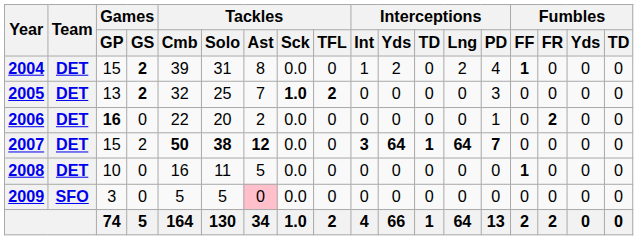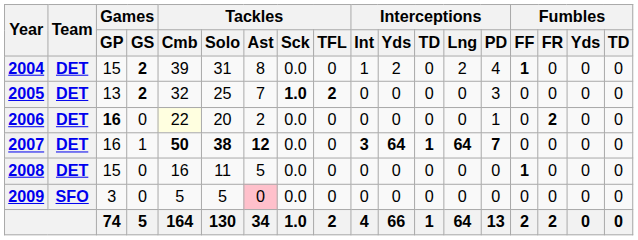(180, 119) no background -> (180, 119) lightyellow background
(112, 145) 15 -> (112, 145) 16
(143, 145) 2 -> (143, 145) 1
(112, 171) 10 -> (112, 171) 15
